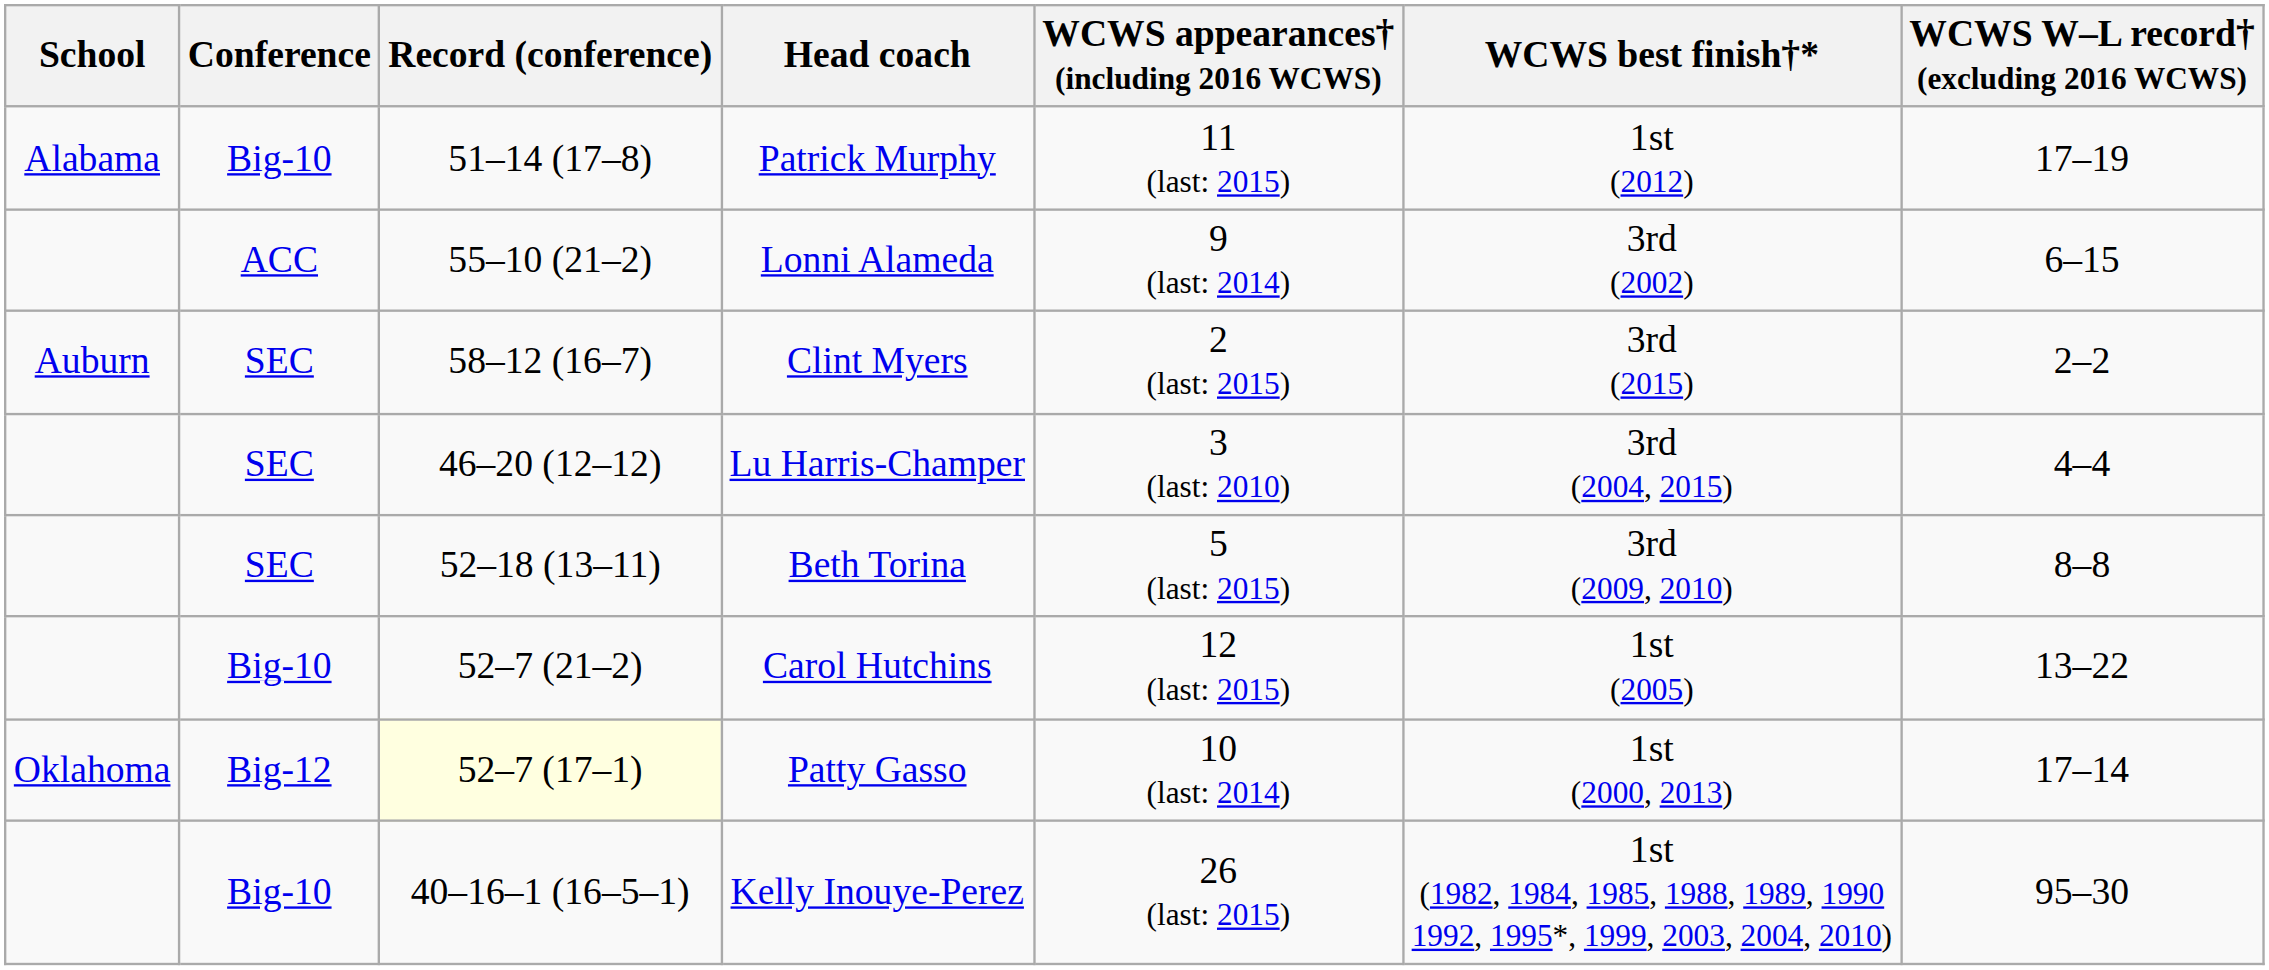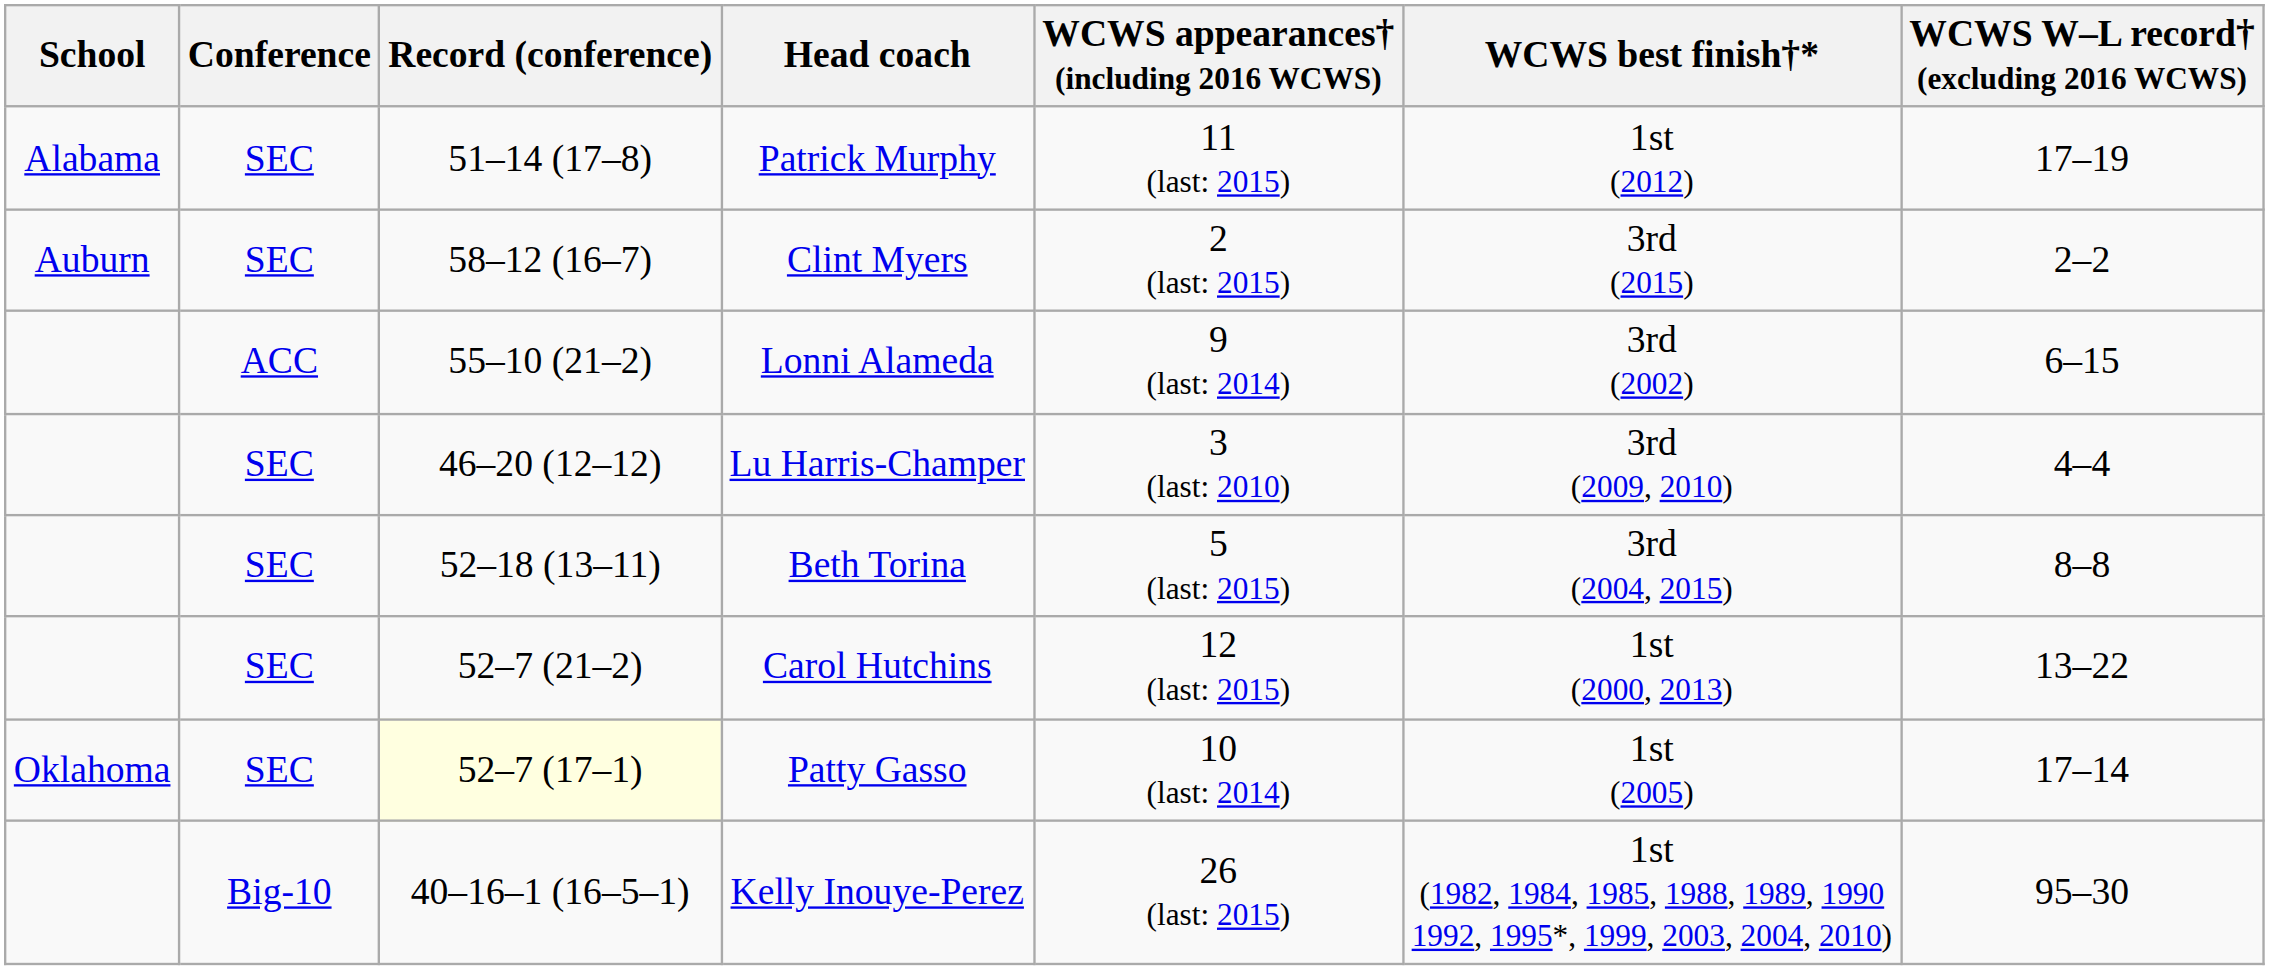(279, 157) Big-10 -> (279, 157) SEC
rows swapped: (877, 361) <-> (877, 259)
(1652, 463) 3rd (2004, 2015) -> (1652, 463) 3rd (2009, 2010)
(1652, 565) 3rd (2009, 2010) -> (1652, 565) 3rd (2004, 2015)
(279, 667) Big-10 -> (279, 667) SEC
(1652, 667) 1st (2005) -> (1652, 667) 1st (2000, 2013)
(279, 768) Big-12 -> (279, 768) SEC
(1652, 768) 1st (2000, 2013) -> (1652, 768) 1st (2005)
